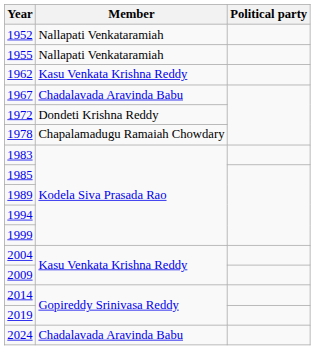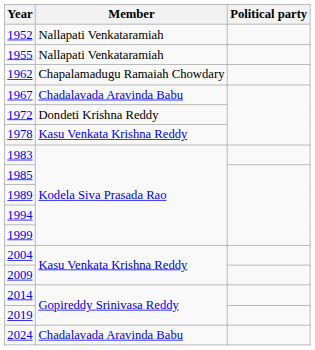(113, 74) Kasu Venkata Krishna Reddy -> (131, 74) Chapalamadugu Ramaiah Chowdary
(131, 134) Chapalamadugu Ramaiah Chowdary -> (113, 134) Kasu Venkata Krishna Reddy
